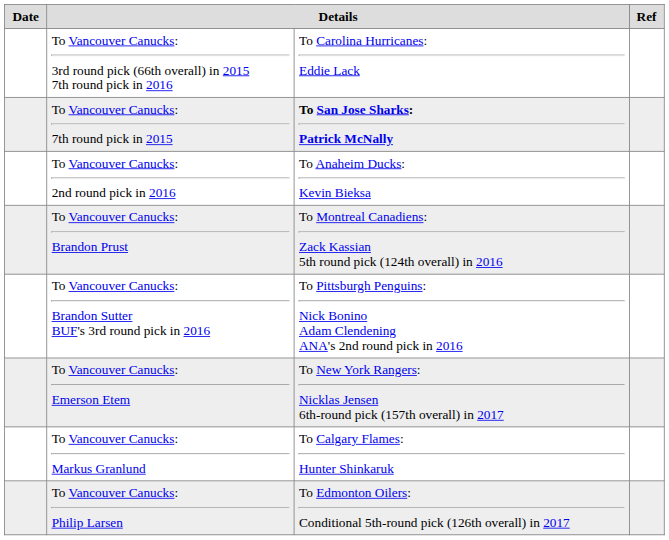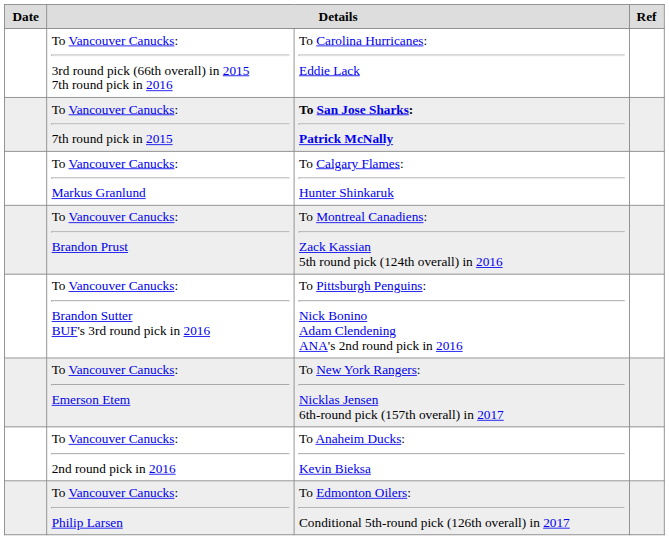rows swapped: (171, 178) <-> (171, 453)
